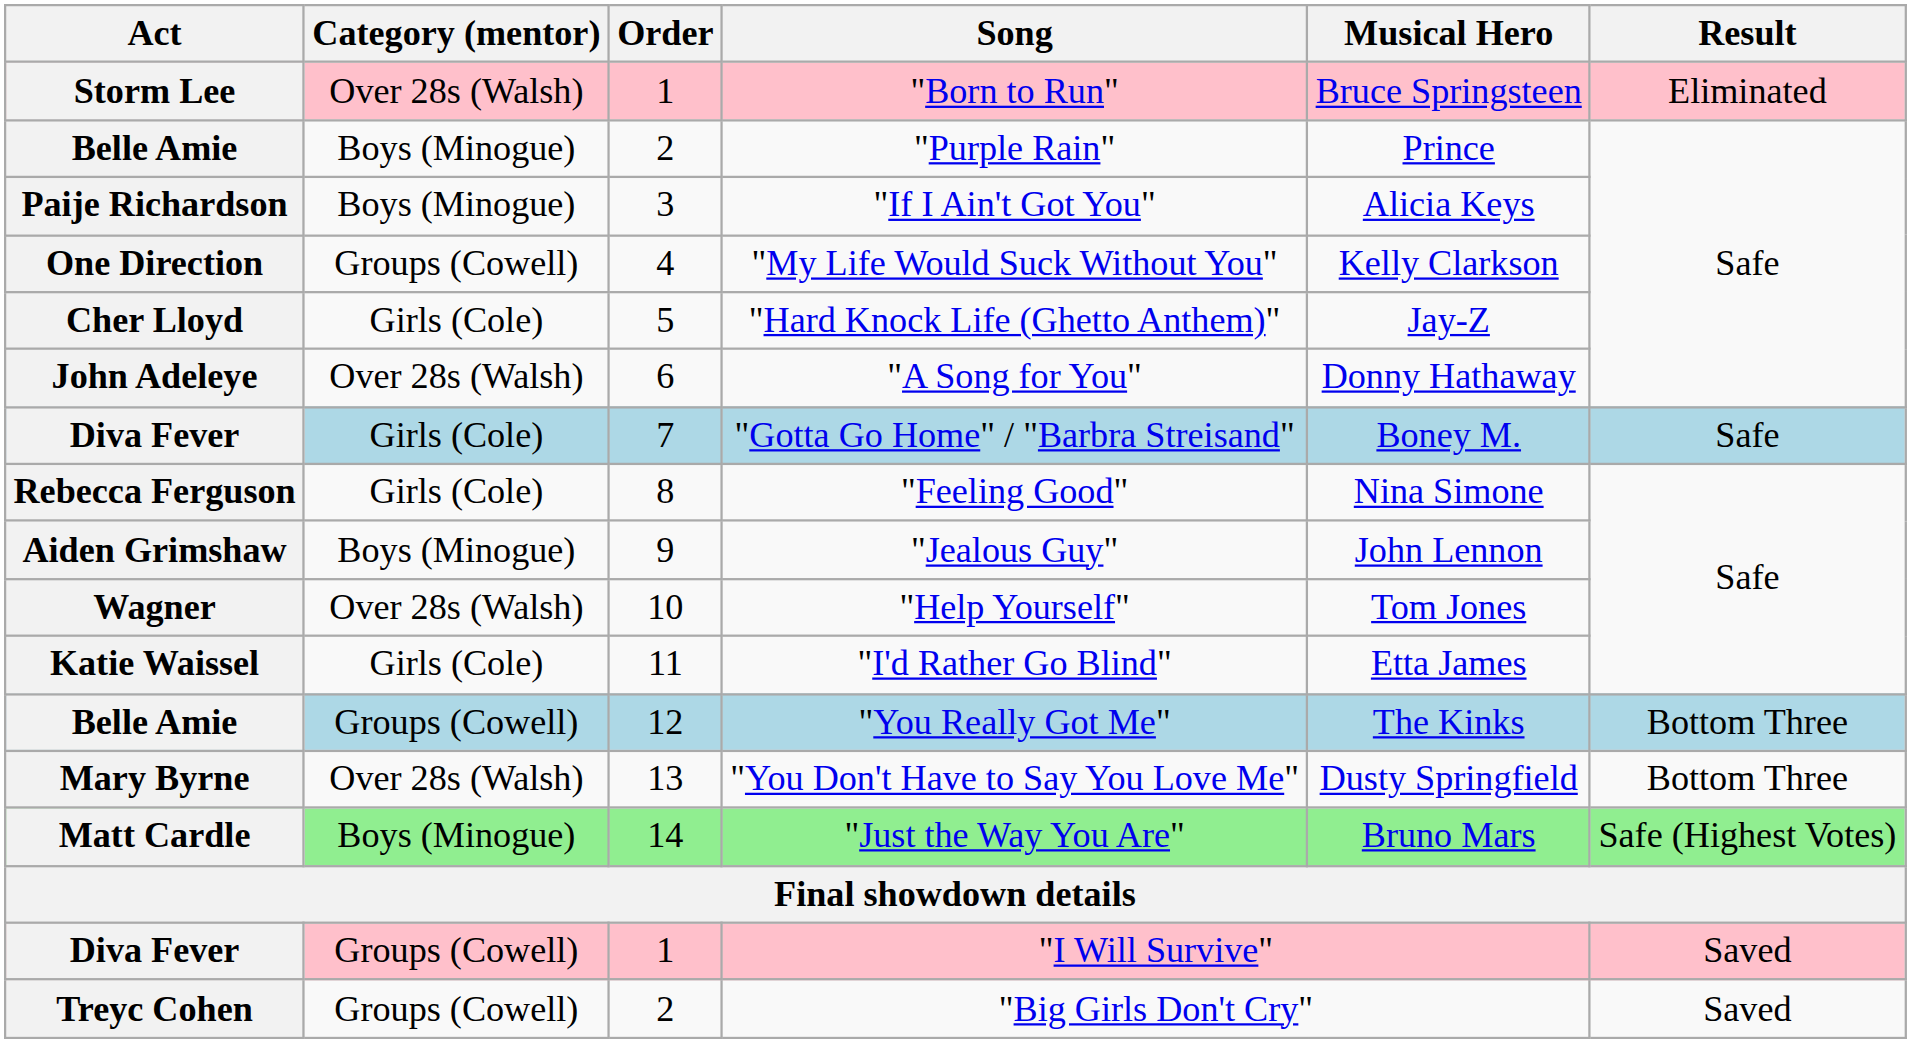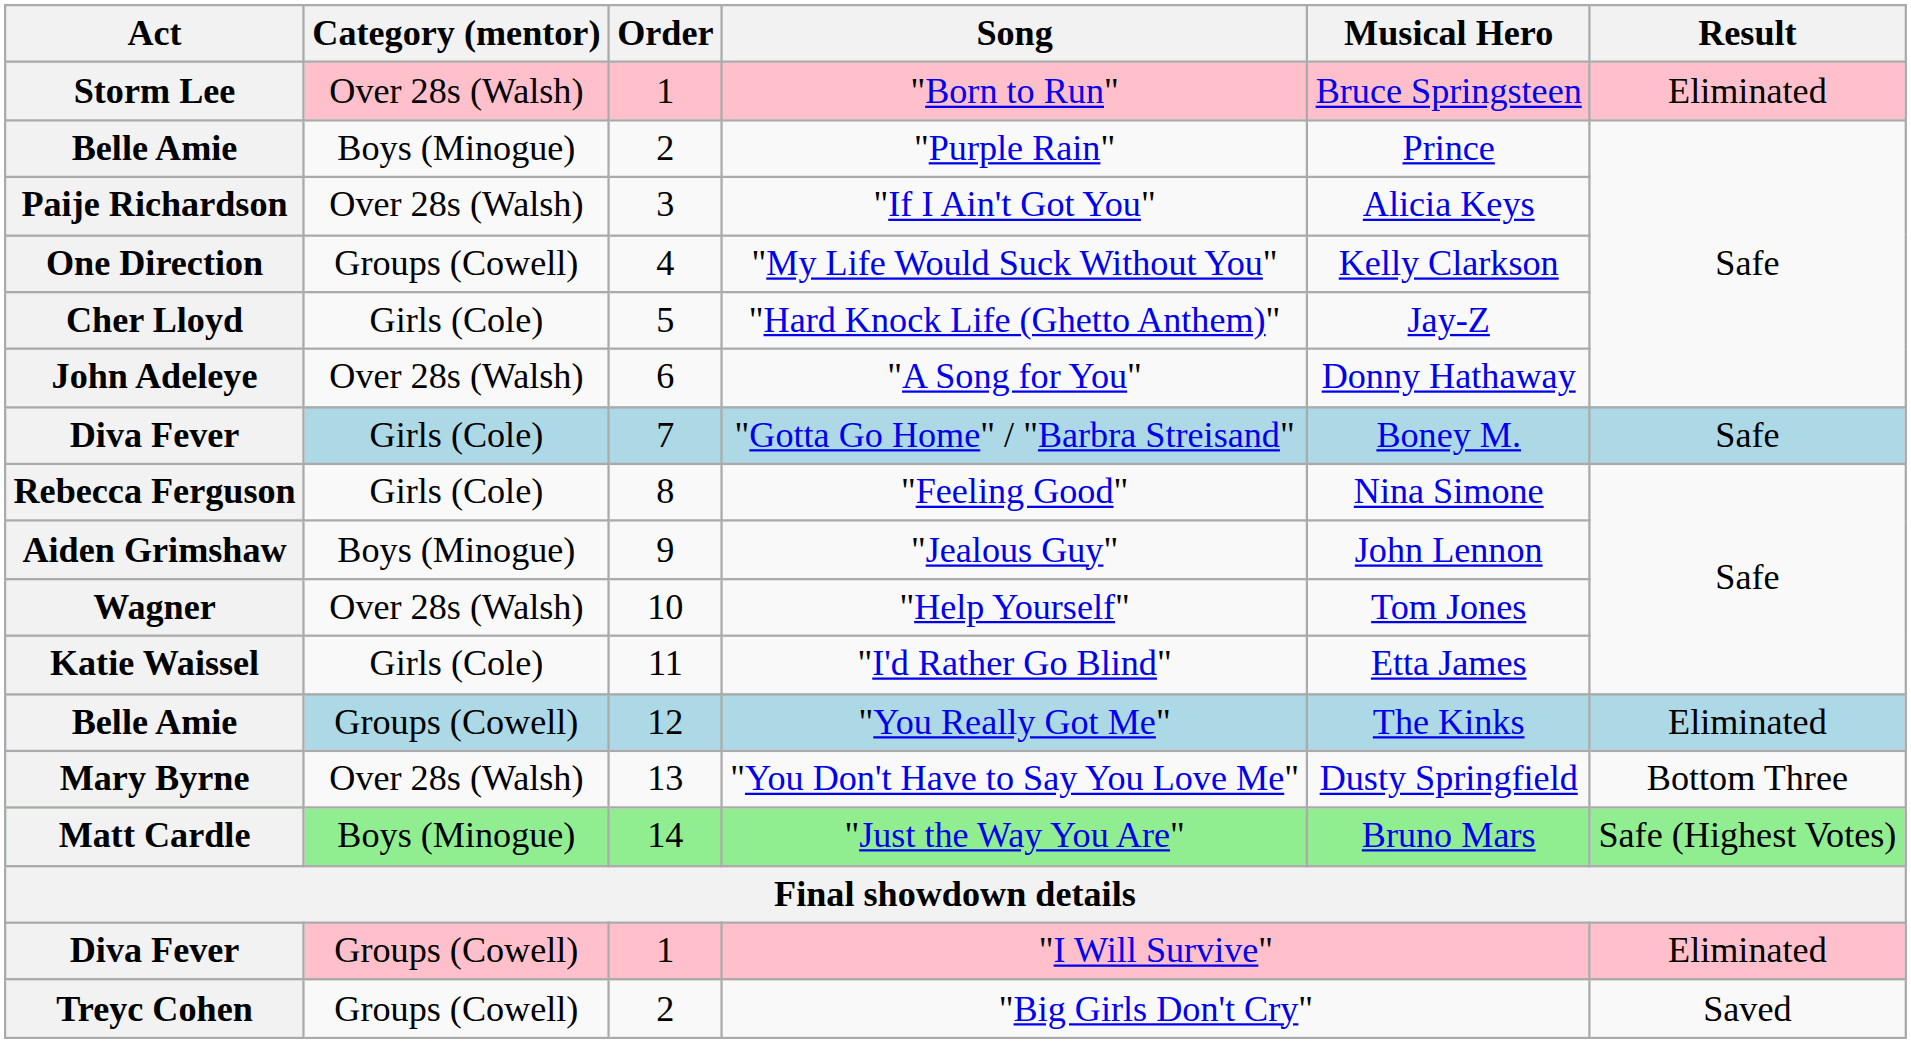(456, 205) Boys (Minogue) -> (456, 205) Over 28s (Walsh)
(1747, 721) Bottom Three -> (1747, 721) Eliminated
(1747, 950) Saved -> (1747, 950) Eliminated
